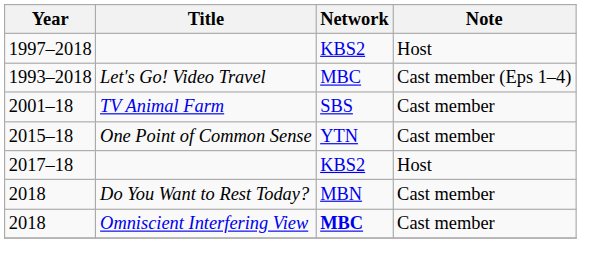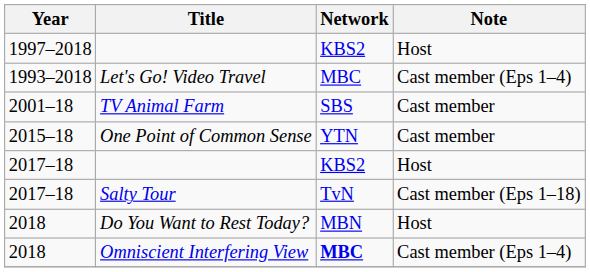+ row: (41, 194)
(446, 194) Cast member -> (415, 223) Host
(446, 223) Cast member -> (484, 252) Cast member (Eps 1–4)
